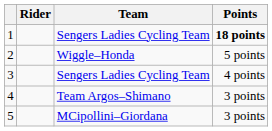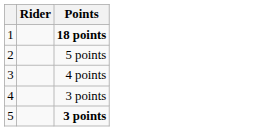- column: (133, 14)
(245, 116) normal -> (85, 116) bold
